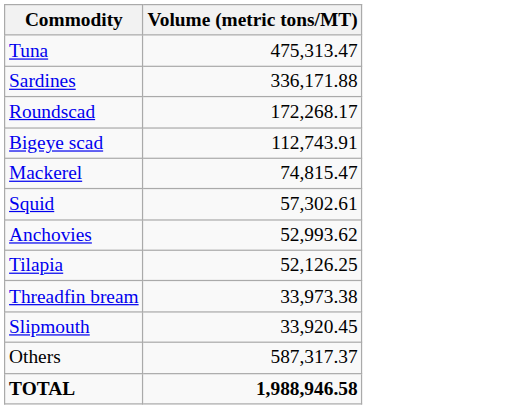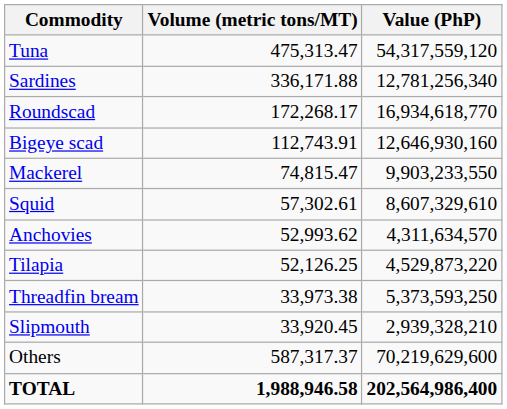+ column: (432, 19)
